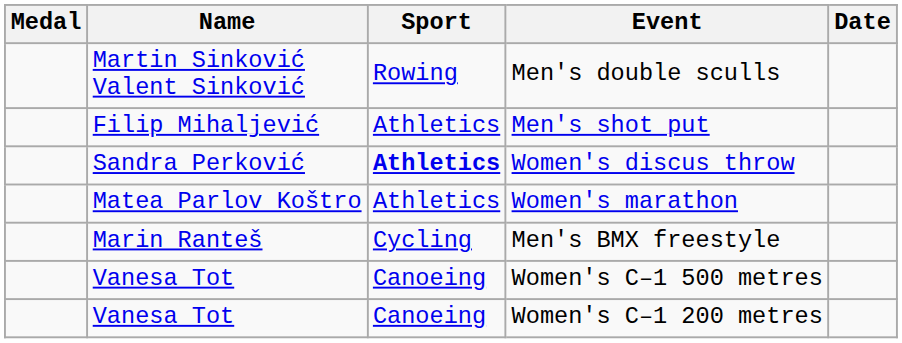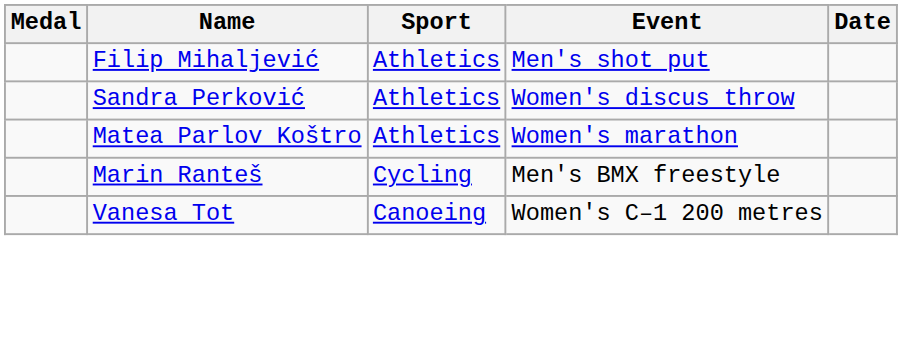- row: (646, 76)
(437, 165) bold -> (437, 101) normal
- row: (667, 280)
